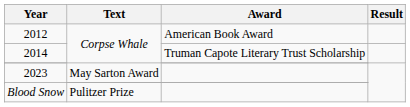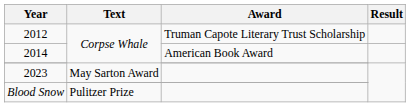(219, 34) American Book Award -> (265, 34) Truman Capote Literary Trust Scholarship
(265, 53) Truman Capote Literary Trust Scholarship -> (219, 53) American Book Award
